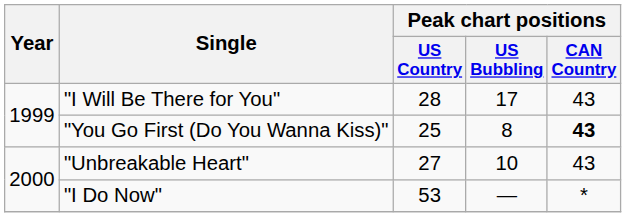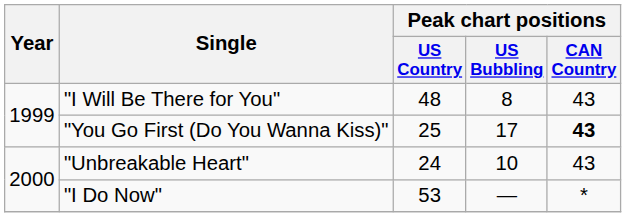(430, 98) 28 -> (430, 98) 48
(507, 98) 17 -> (507, 98) 8
(507, 131) 8 -> (507, 131) 17
(430, 163) 27 -> (430, 163) 24
